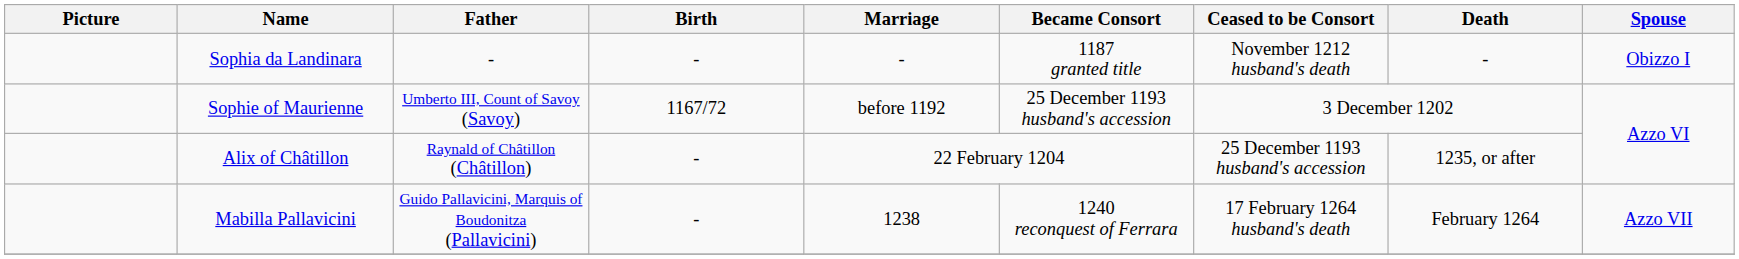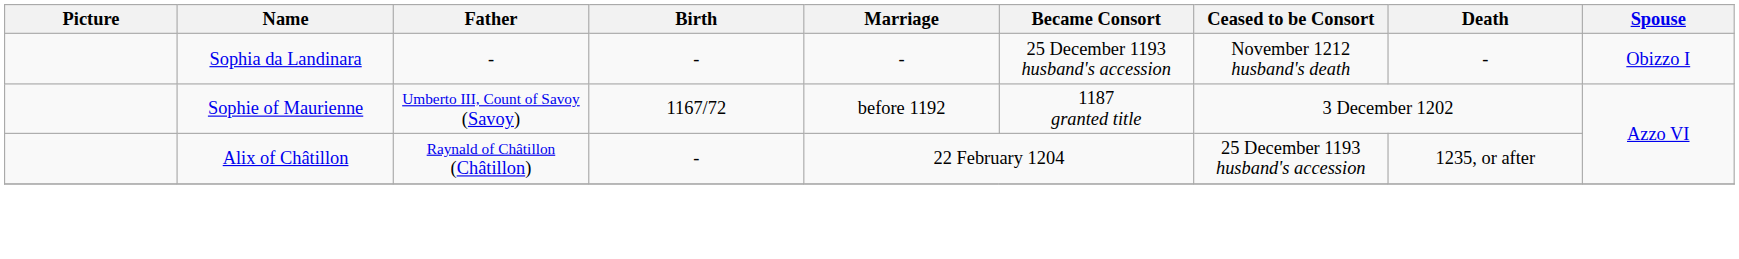(1096, 58) 1187 granted title -> (1096, 58) 25 December 1193 husband's accession
(1096, 108) 25 December 1193 husband's accession -> (1096, 108) 1187 granted title
- row: (286, 218)
